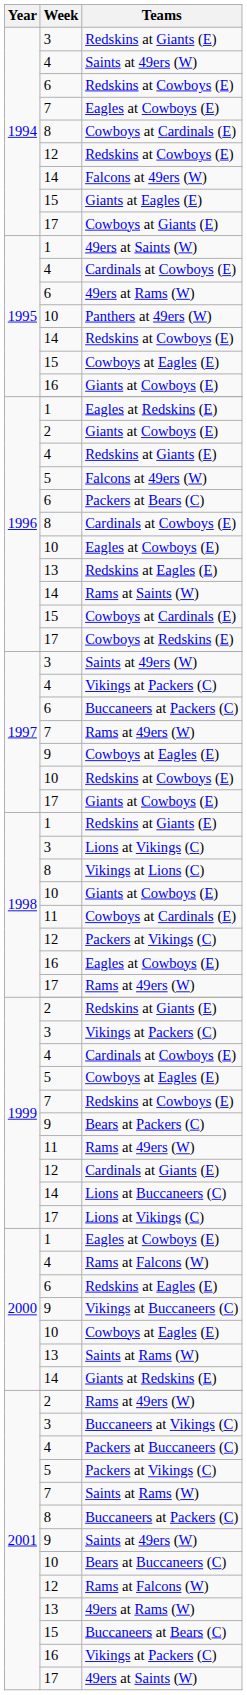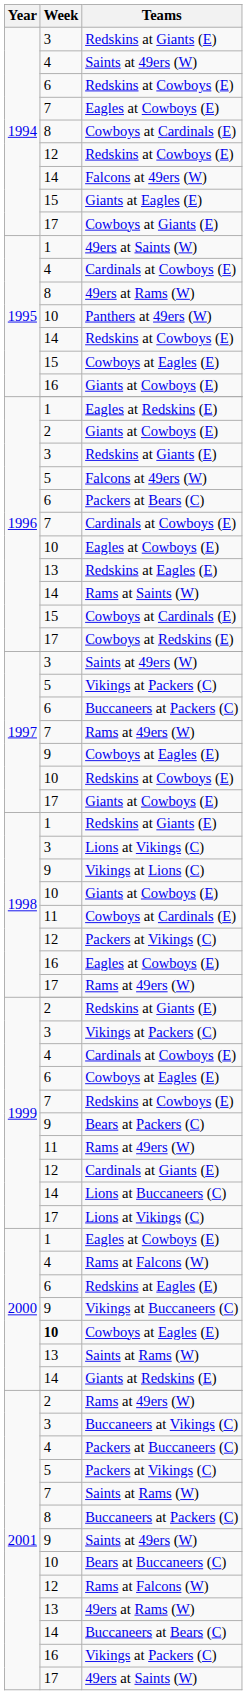(47, 293) 6 -> (47, 293) 8
(47, 454) 4 -> (47, 454) 3
(47, 524) 8 -> (47, 524) 7
(47, 685) 4 -> (47, 685) 5
(47, 870) 8 -> (47, 870) 9
(47, 1078) 5 -> (47, 1078) 6
(51, 1332) normal -> (51, 1332) bold
(51, 1632) 15 -> (51, 1632) 14
